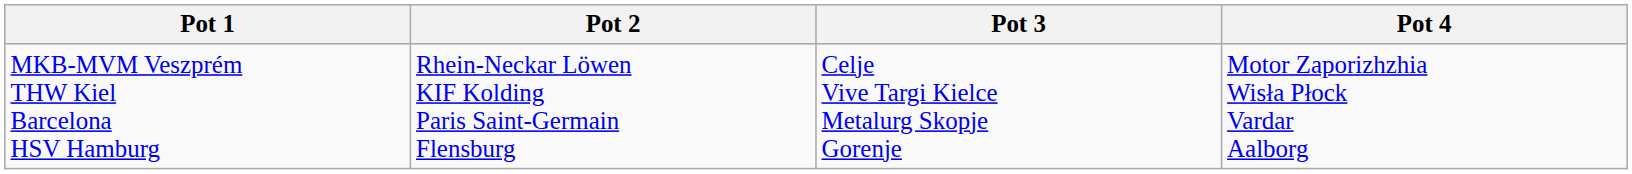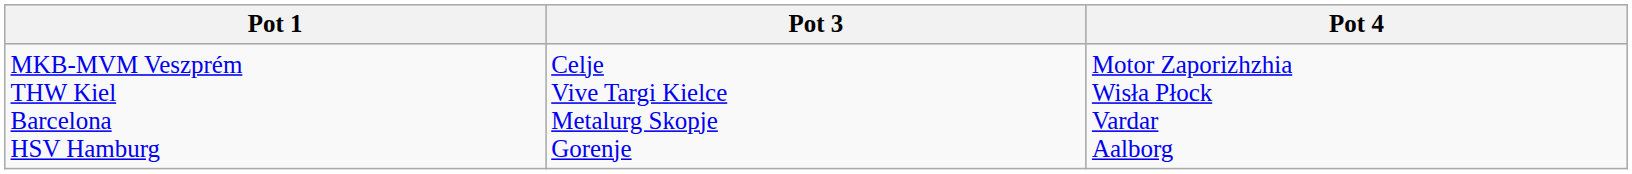- column: (613, 24)
